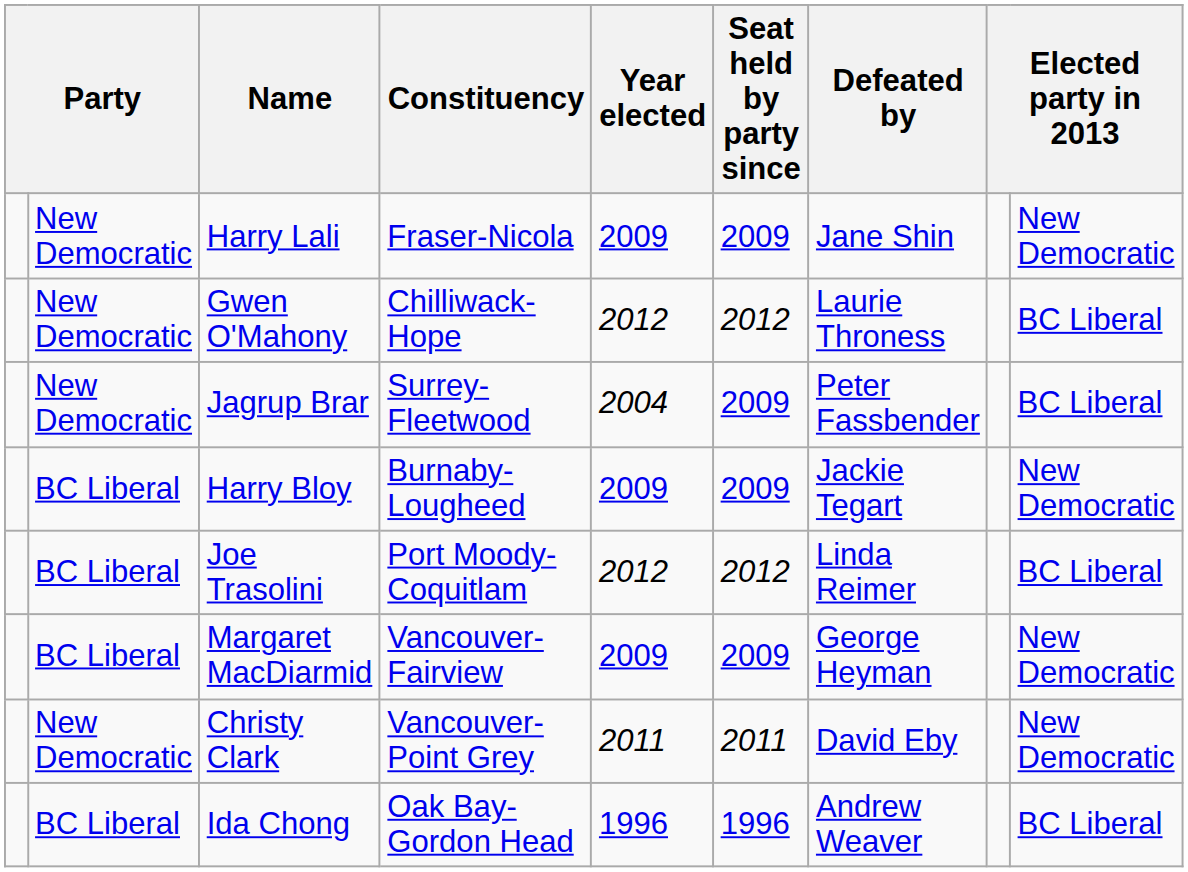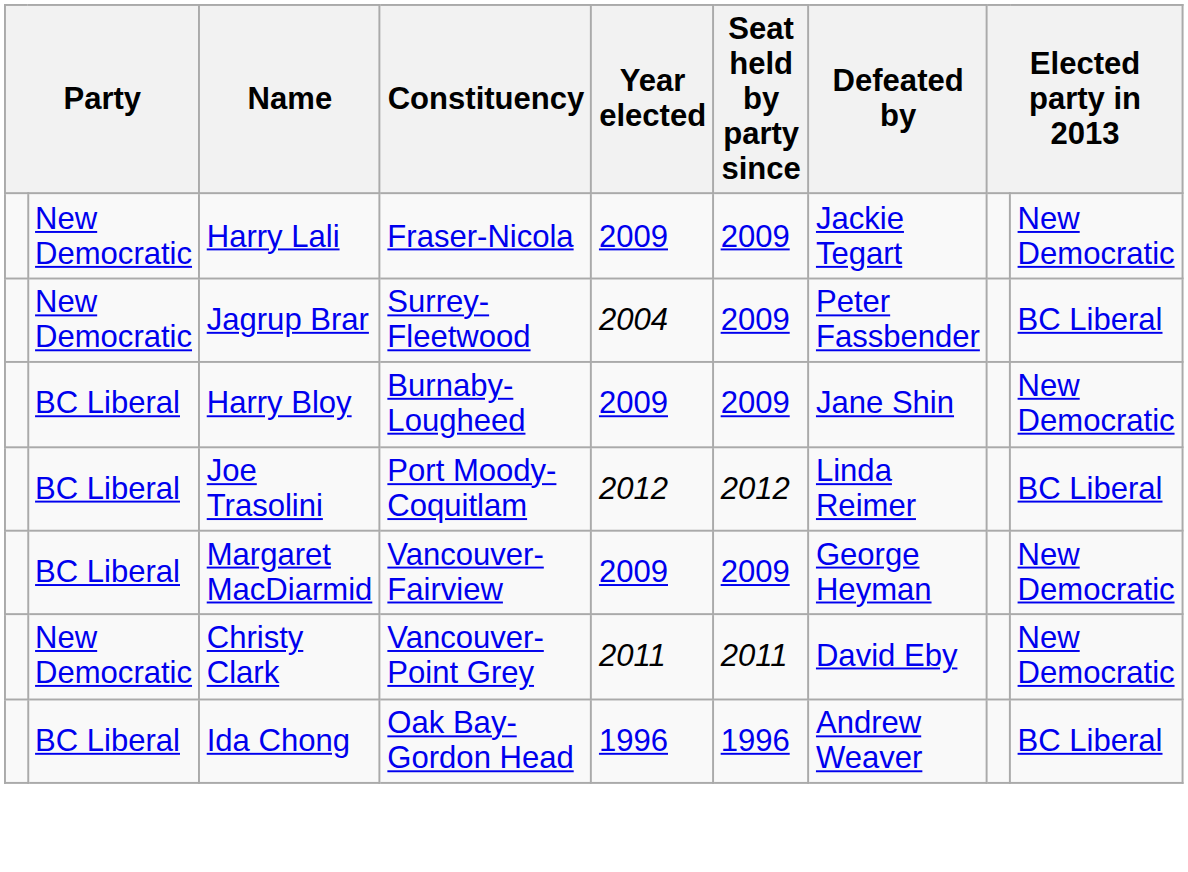(885, 235) Jane Shin -> (860, 235) Jackie Tegart
- row: (277, 319)
(860, 487) Jackie Tegart -> (885, 403) Jane Shin
